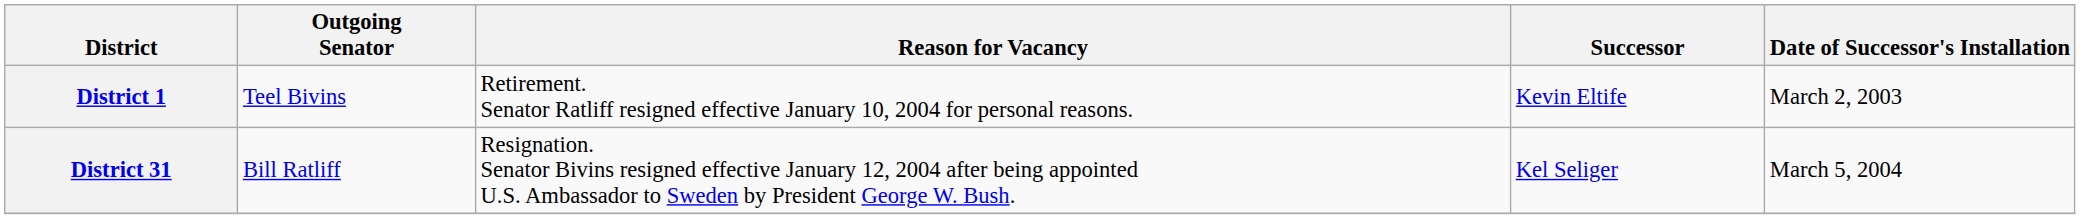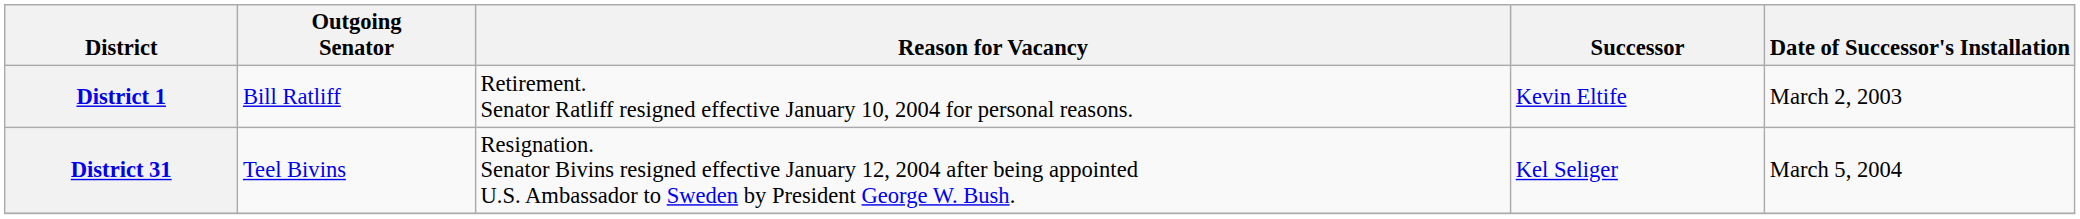(294, 96) Teel Bivins -> (292, 96) Bill Ratliff
(292, 170) Bill Ratliff -> (294, 170) Teel Bivins
